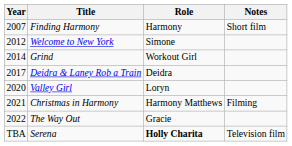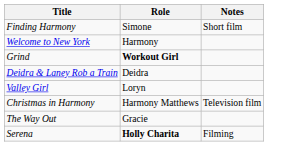- column: (16, 12)
(164, 27) Harmony -> (137, 27) Simone
(160, 42) Simone -> (140, 42) Harmony
(171, 57) normal -> (150, 57) bold
(242, 103) Filming -> (232, 103) Television film
(256, 133) Television film -> (218, 133) Filming
